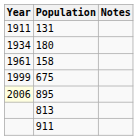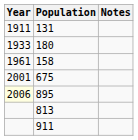(19, 45) 1934 -> (19, 45) 1933
(19, 78) 1999 -> (19, 78) 2001
